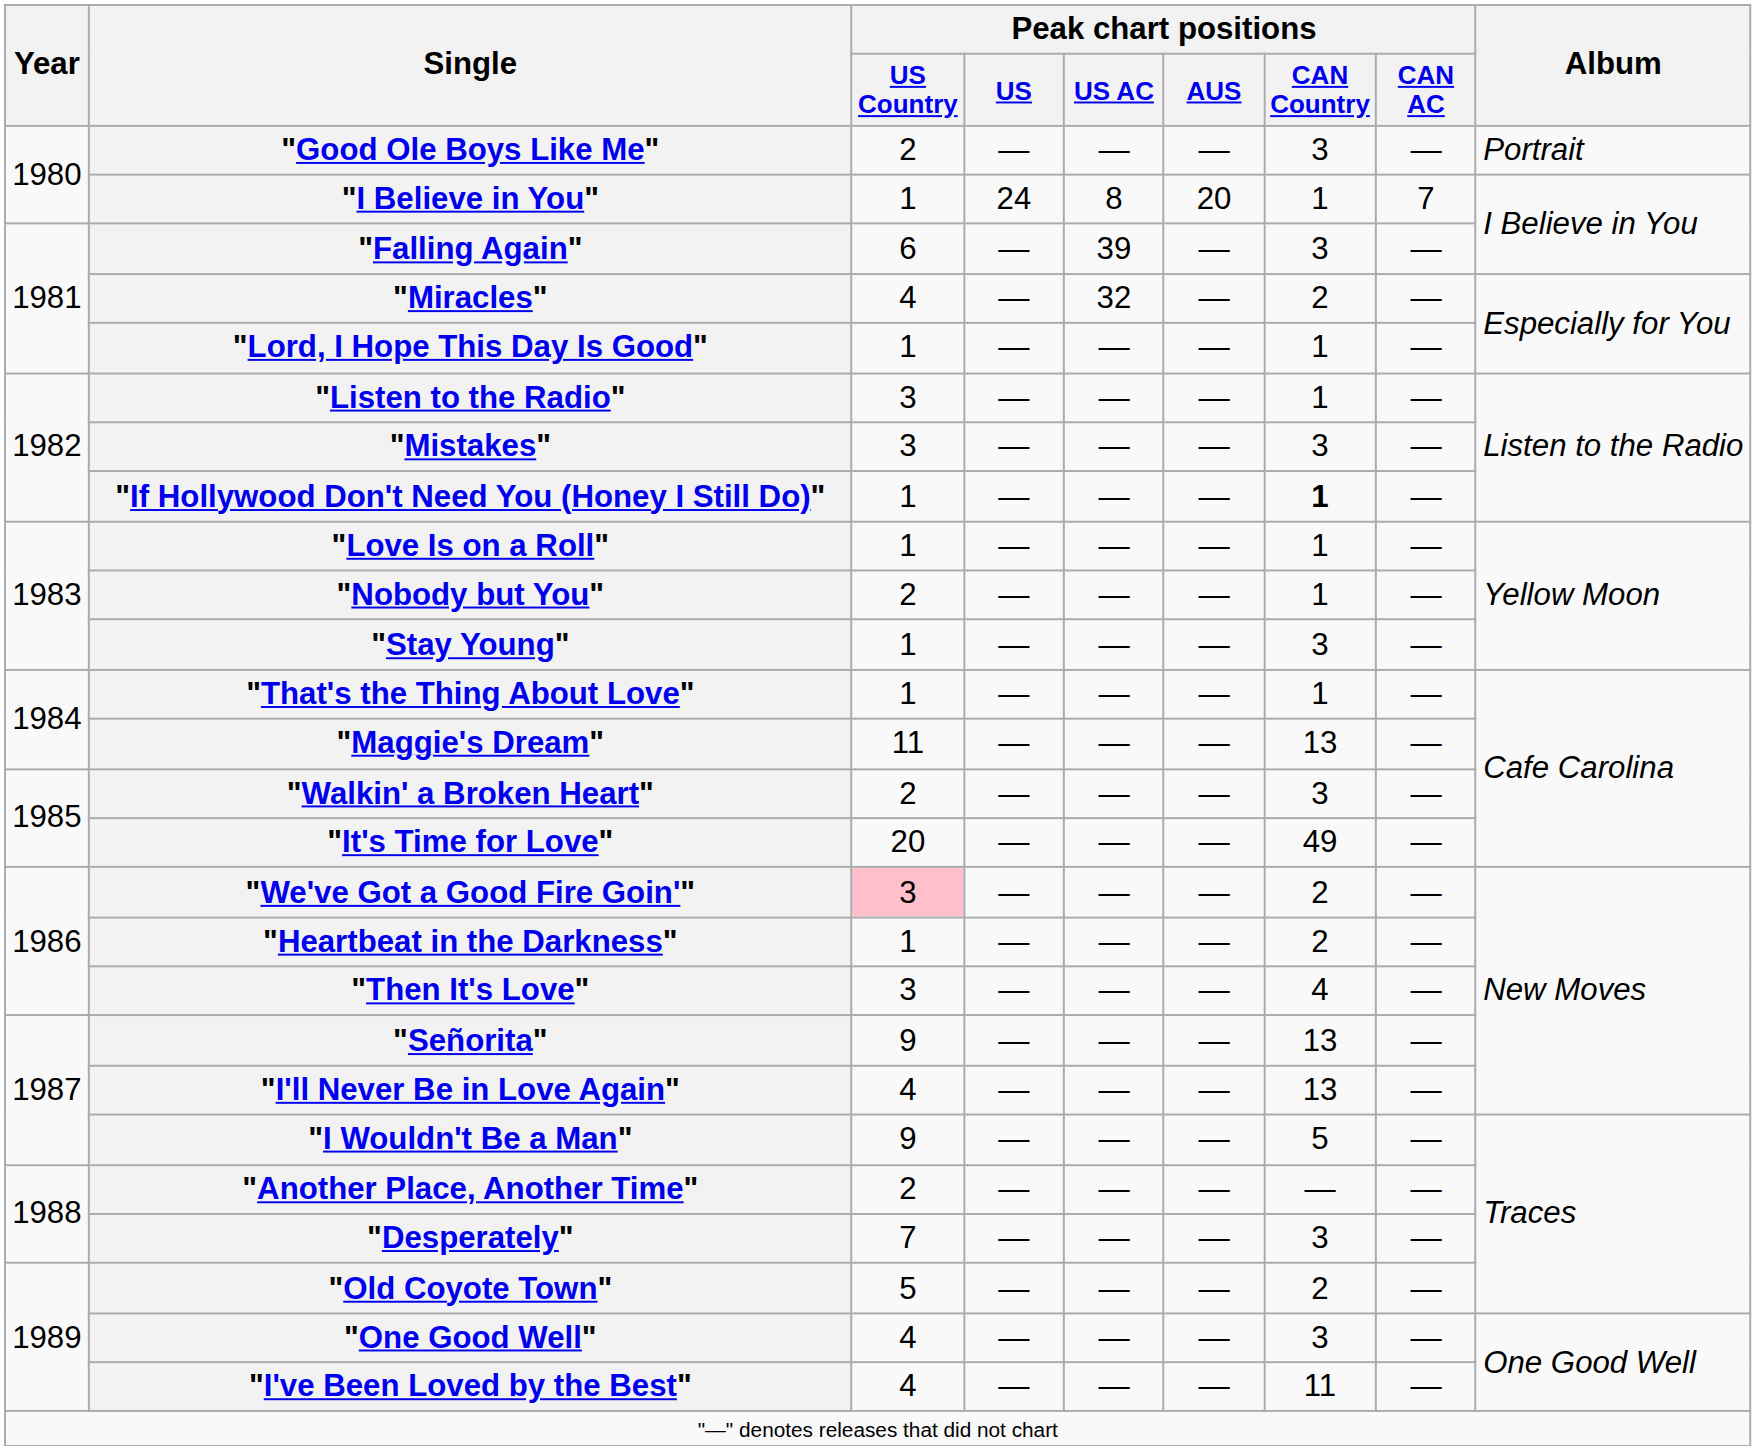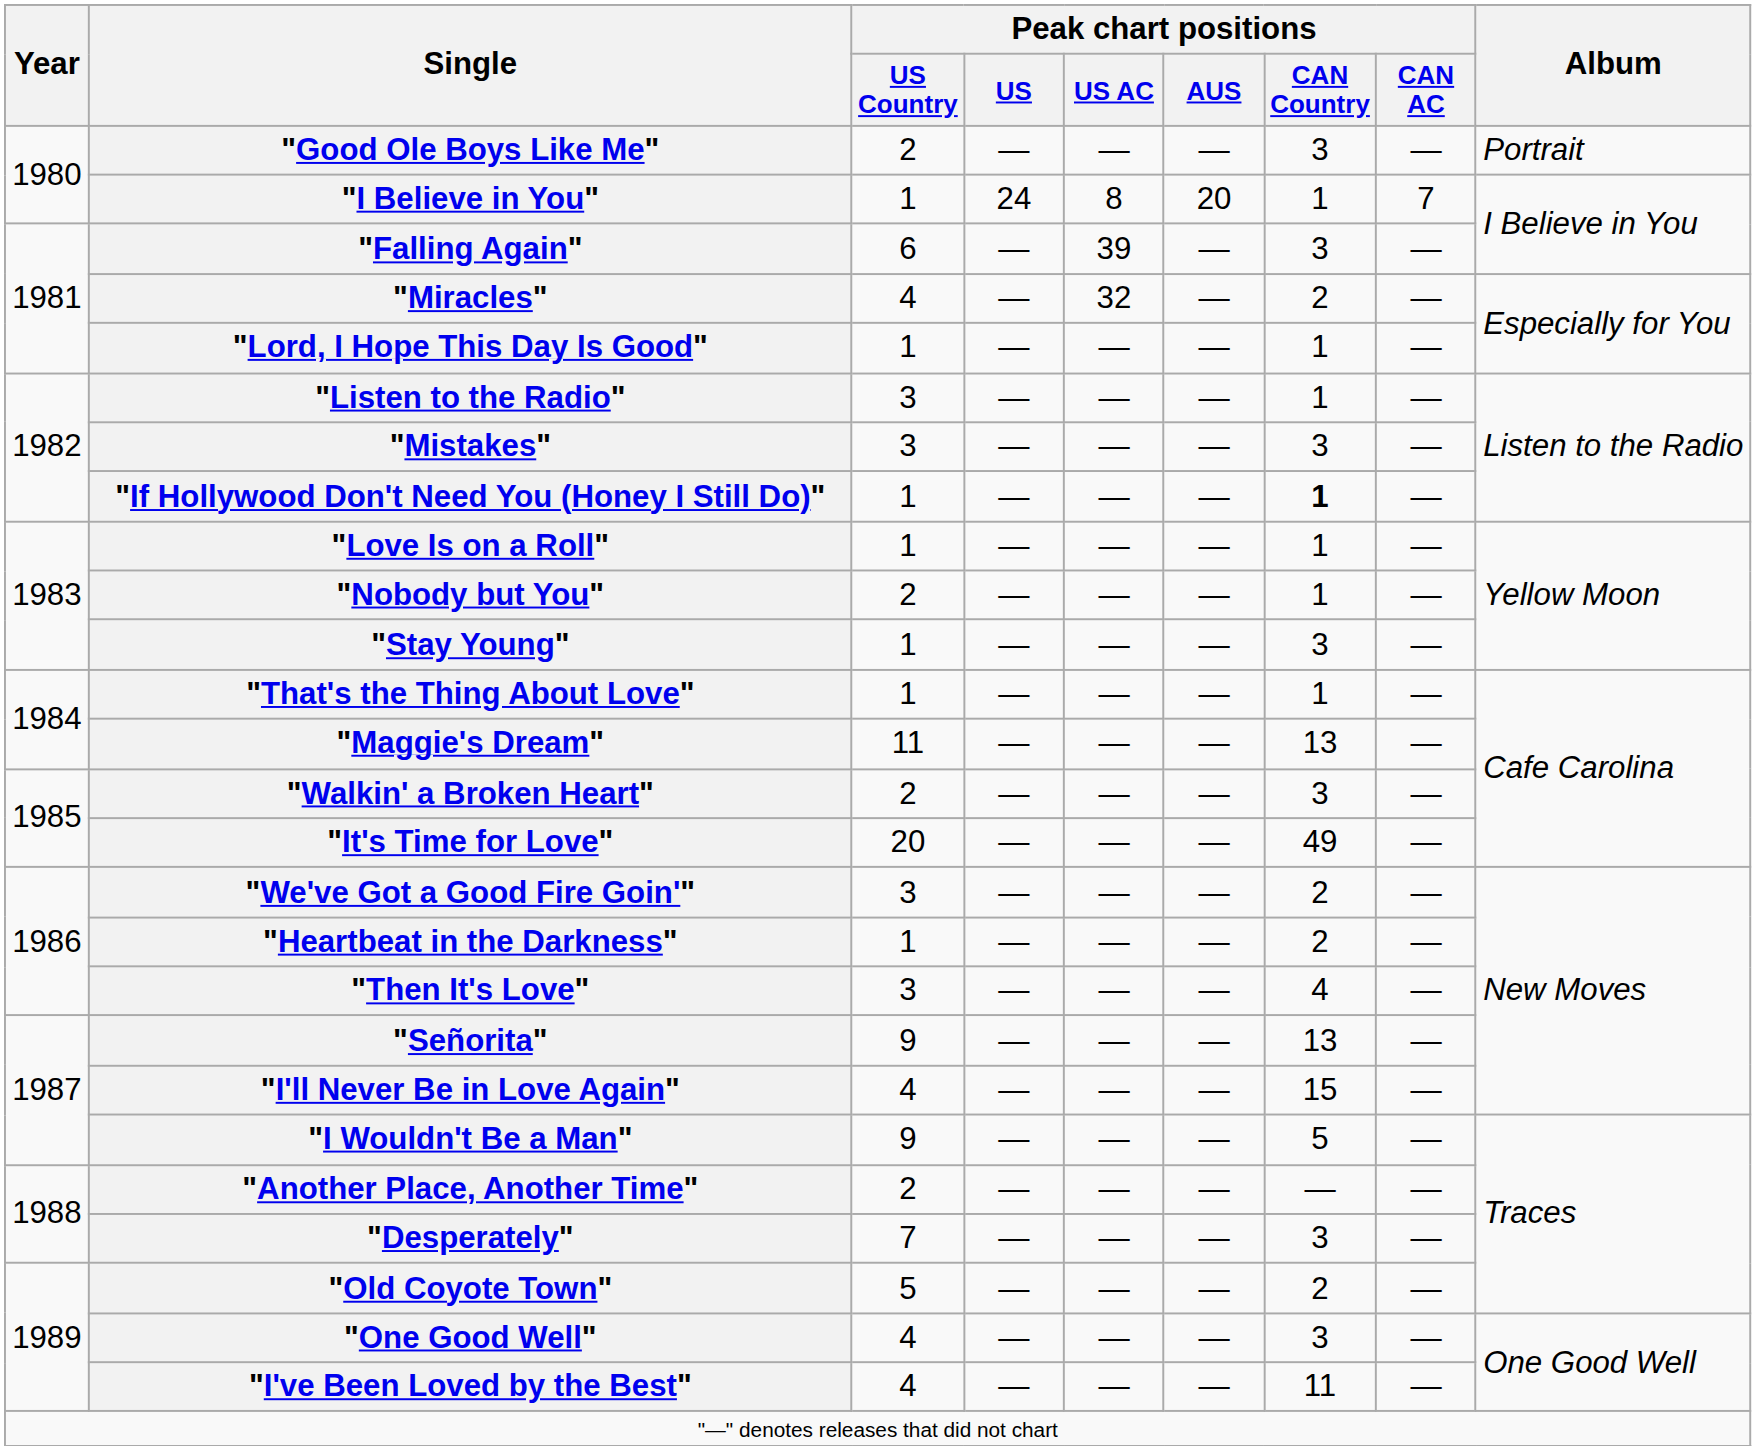(908, 891) pink background -> (908, 891) no background
(1320, 1089) 13 -> (1320, 1089) 15
